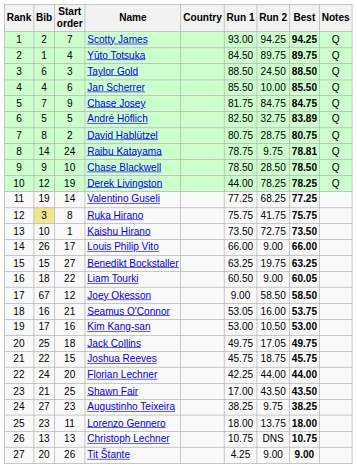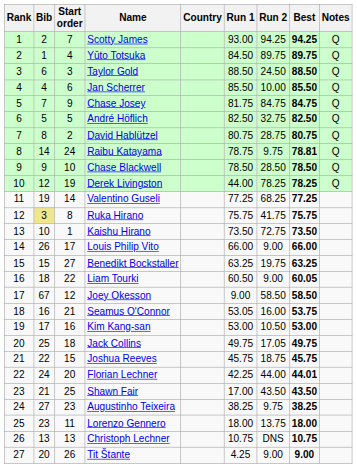(304, 119) 83.89 -> (304, 119) 82.50
(304, 375) 44.00 -> (304, 375) 44.01
